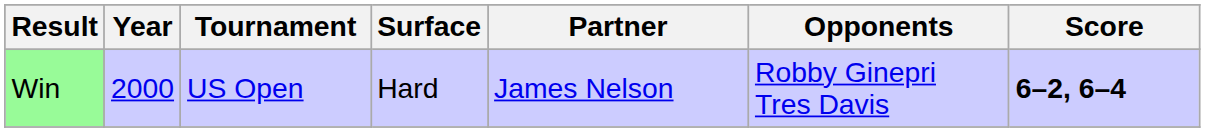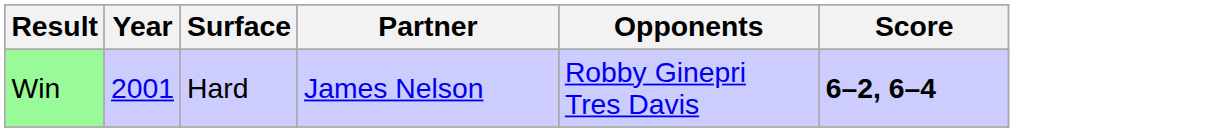- column: (276, 26)
(143, 87) 2000 -> (143, 87) 2001
